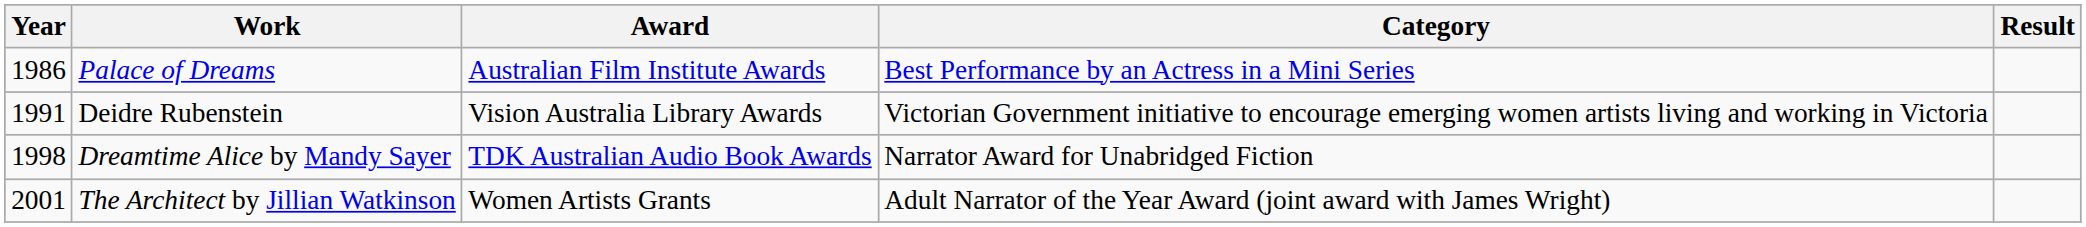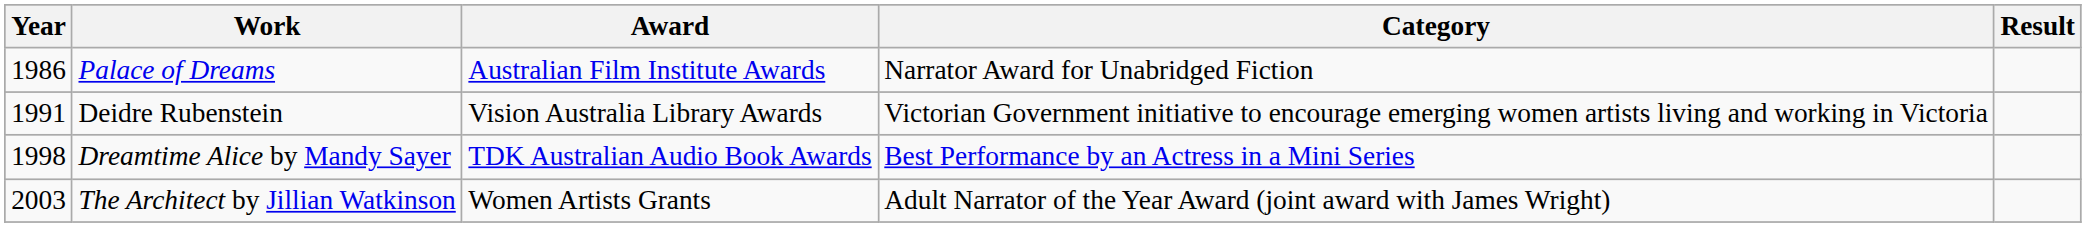(1149, 69) Best Performance by an Actress in a Mini Series -> (1099, 69) Narrator Award for Unabridged Fiction
(1099, 156) Narrator Award for Unabridged Fiction -> (1149, 156) Best Performance by an Actress in a Mini Series
(39, 199) 2001 -> (39, 199) 2003
